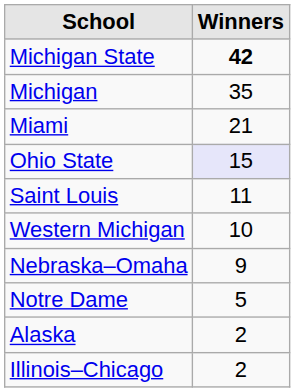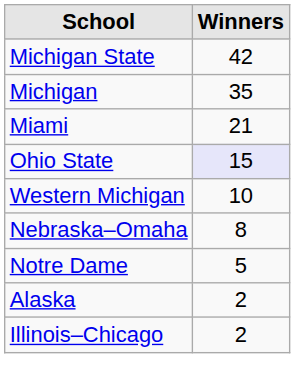(241, 56) bold -> (241, 56) normal
- row: (64, 195)
(241, 265) 9 -> (241, 230) 8
